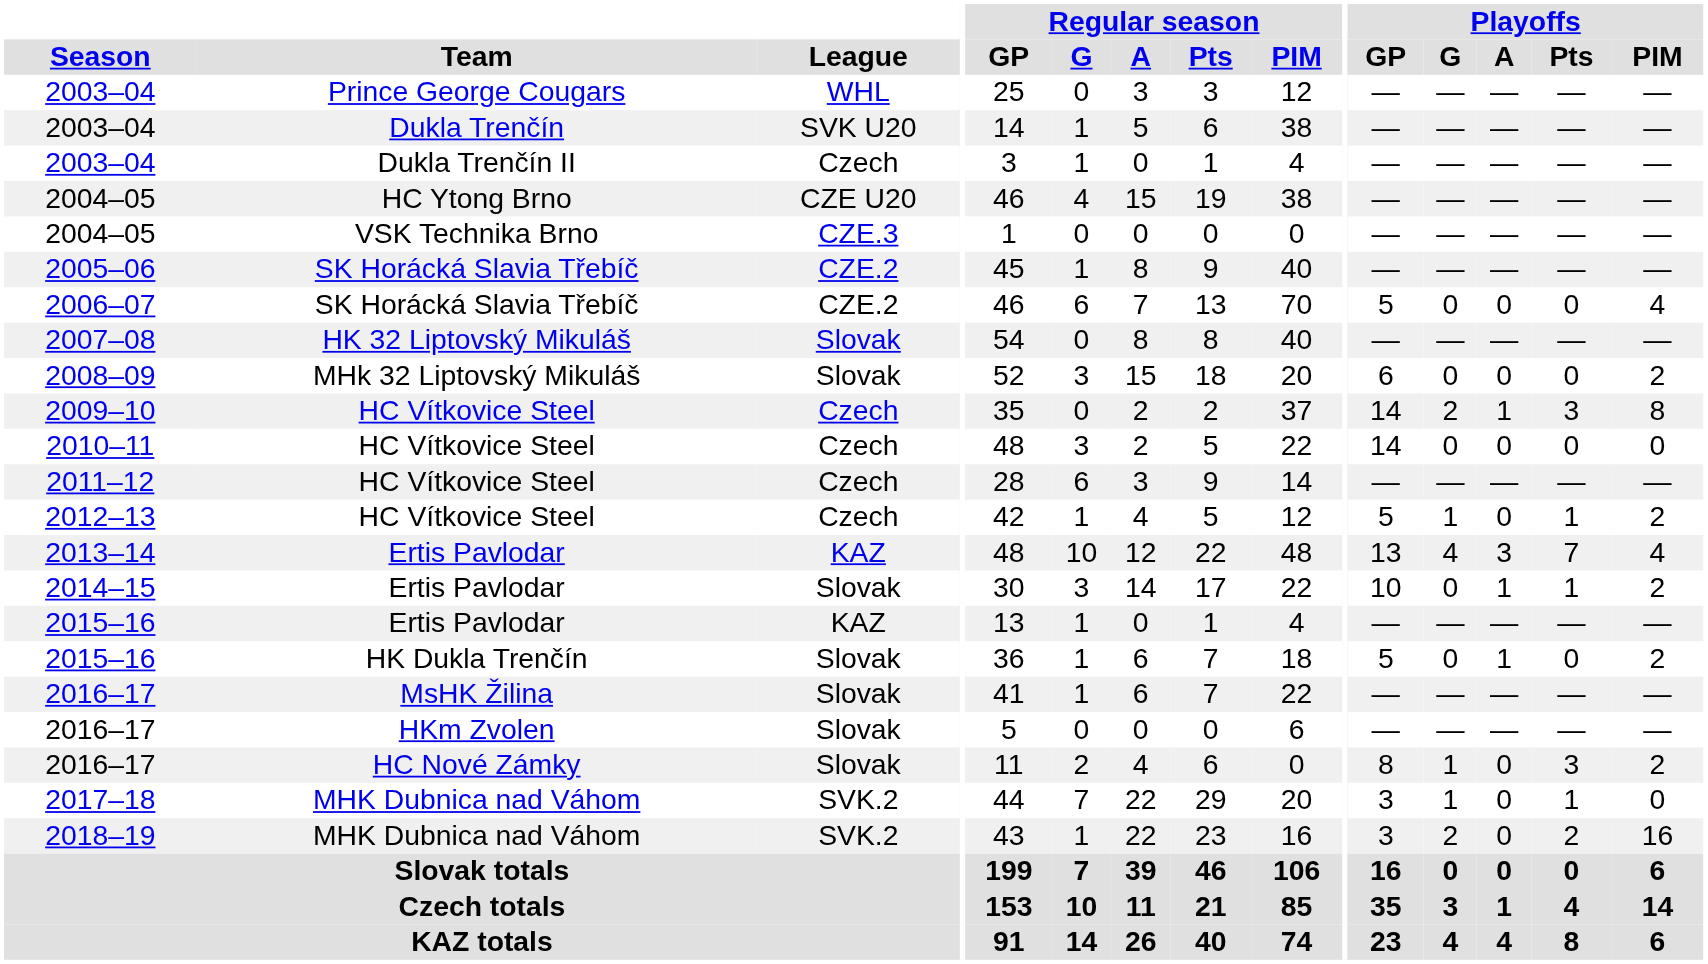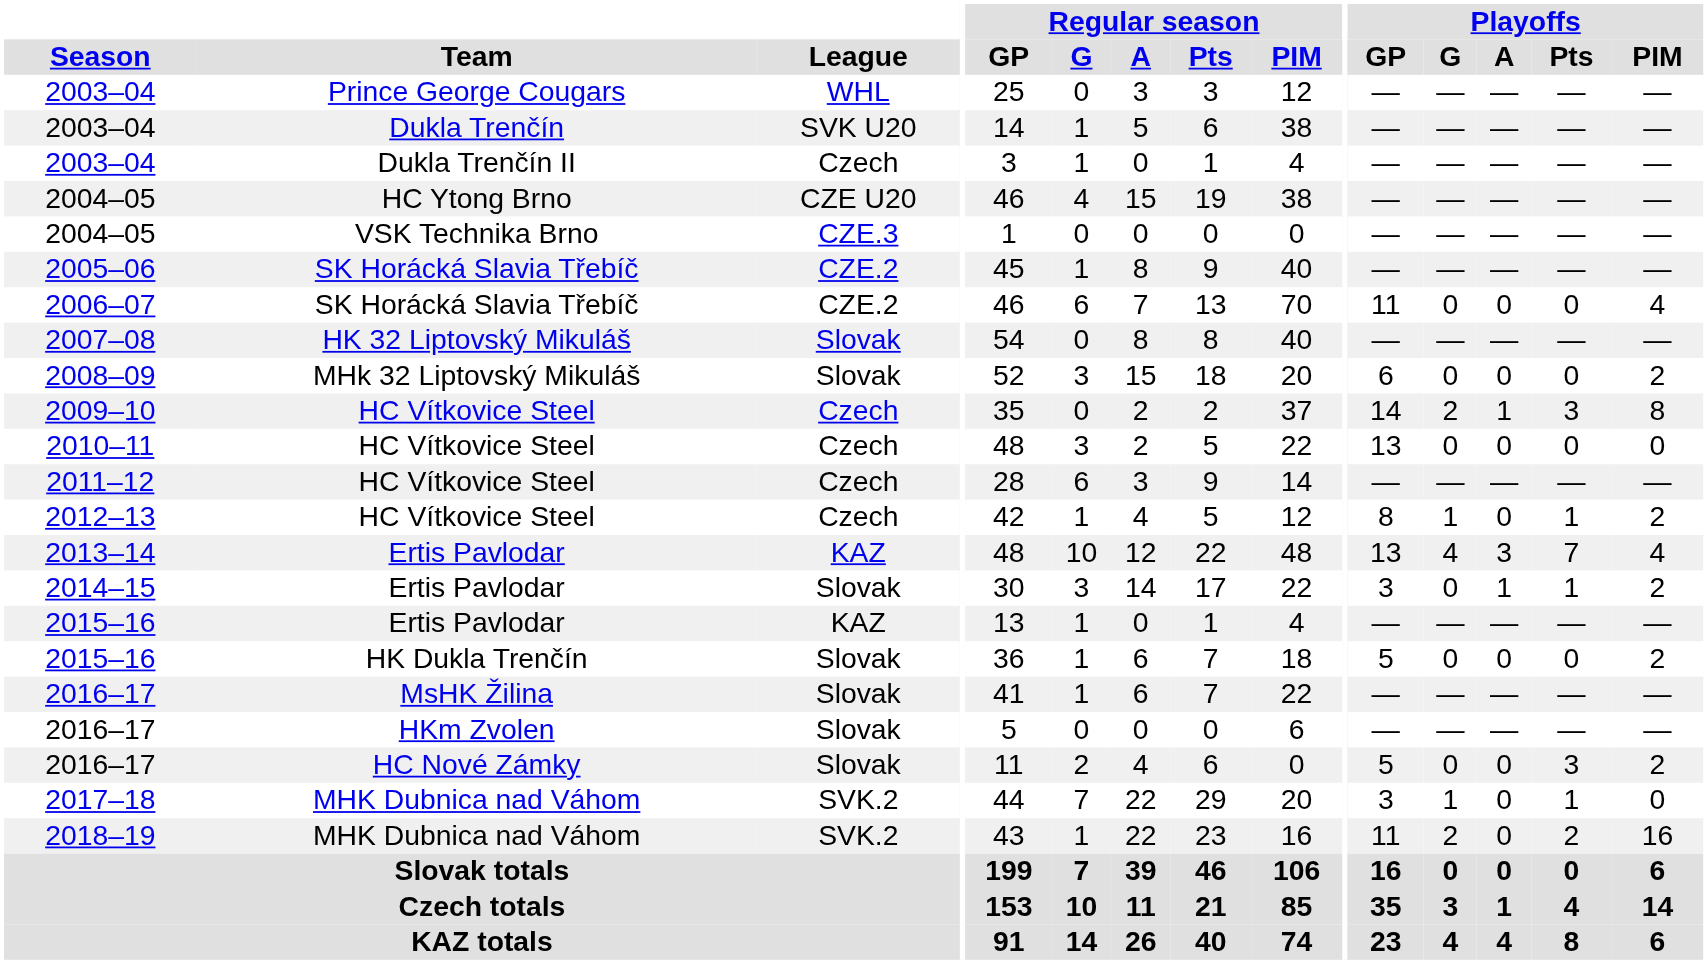(1386, 304) 5 -> (1386, 304) 11
(1386, 446) 14 -> (1386, 446) 13
(1386, 516) 5 -> (1386, 516) 8
(1386, 587) 10 -> (1386, 587) 3
(1504, 658) 1 -> (1504, 658) 0
(1386, 764) 8 -> (1386, 764) 5
(1450, 764) 1 -> (1450, 764) 0
(1386, 835) 3 -> (1386, 835) 11
